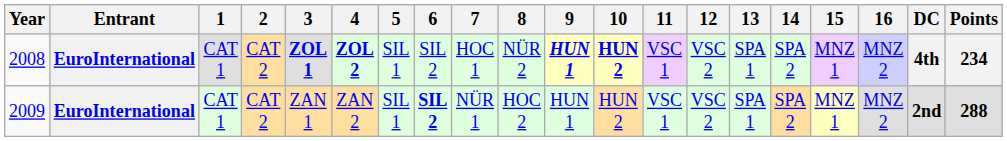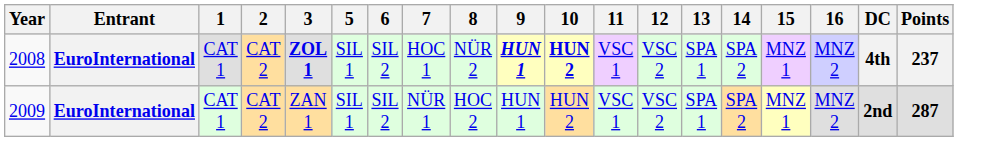- column: (355, 19)
(974, 59) 234 -> (925, 59) 237
(433, 110) bold -> (385, 110) normal
(974, 110) 288 -> (925, 110) 287
